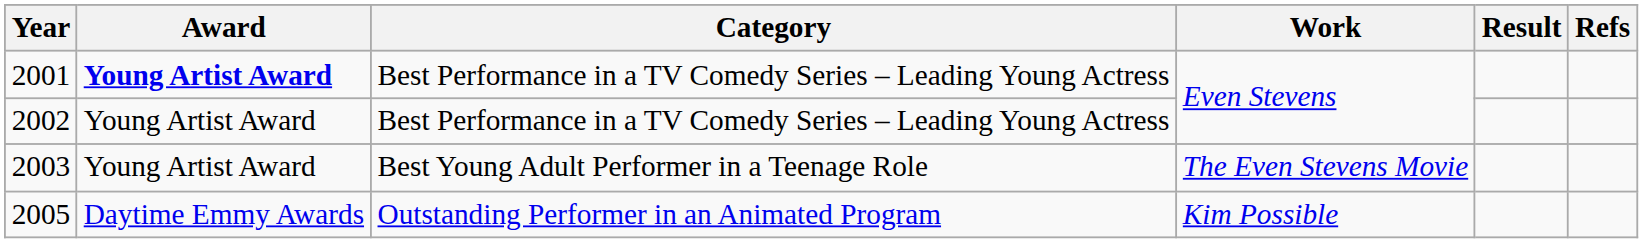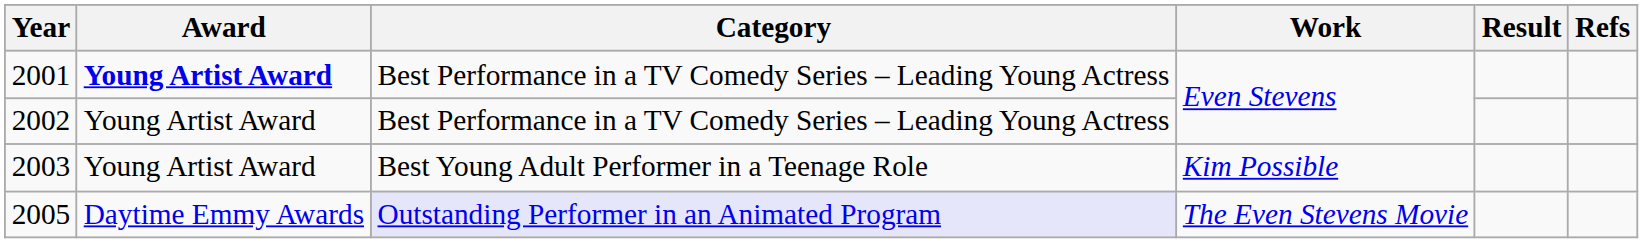(1326, 167) The Even Stevens Movie -> (1261, 167) Kim Possible
(659, 213) no background -> (659, 213) lavender background
(1261, 213) Kim Possible -> (1326, 213) The Even Stevens Movie
